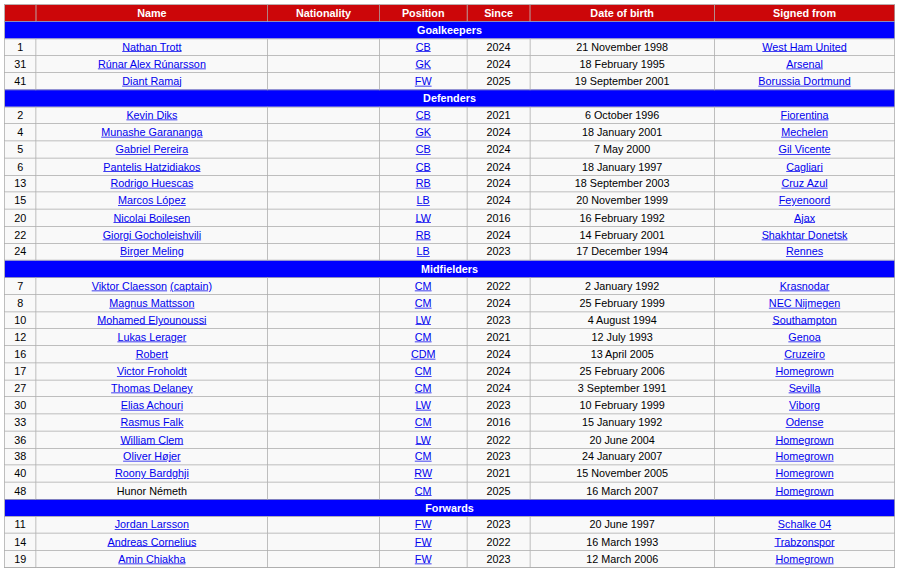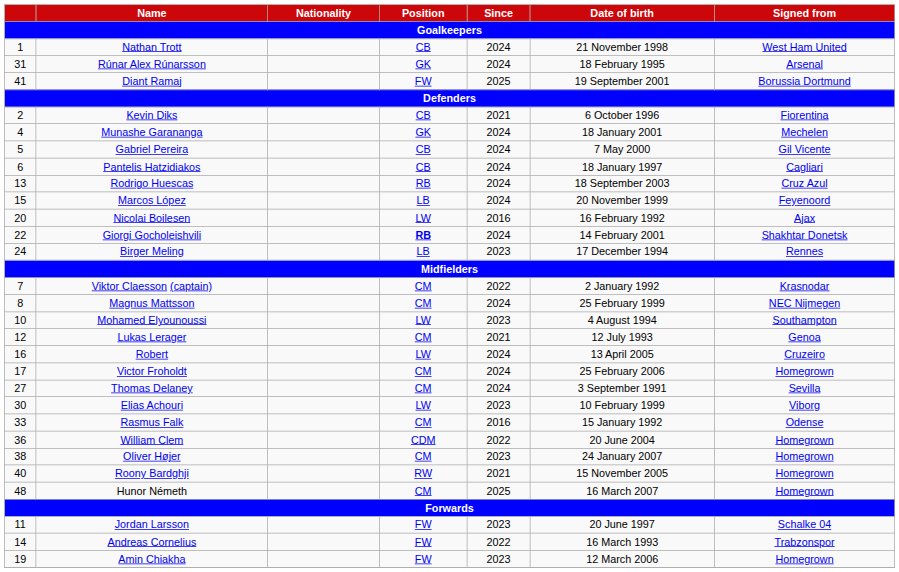(423, 235) normal -> (423, 235) bold
(423, 355) CDM -> (423, 355) LW
(423, 440) LW -> (423, 440) CDM
